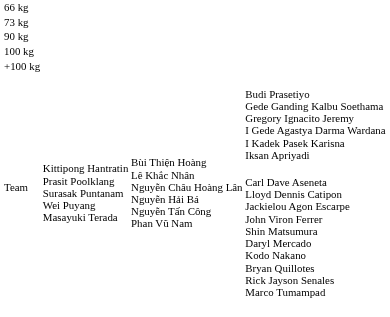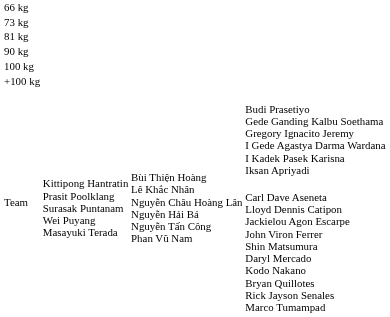+ row: (16, 37)
